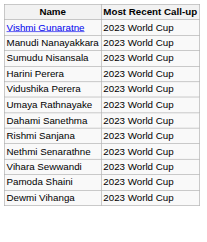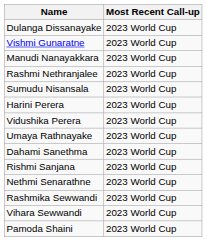+ row: (54, 27)
+ row: (52, 74)
+ row: (52, 197)
- row: (41, 197)
